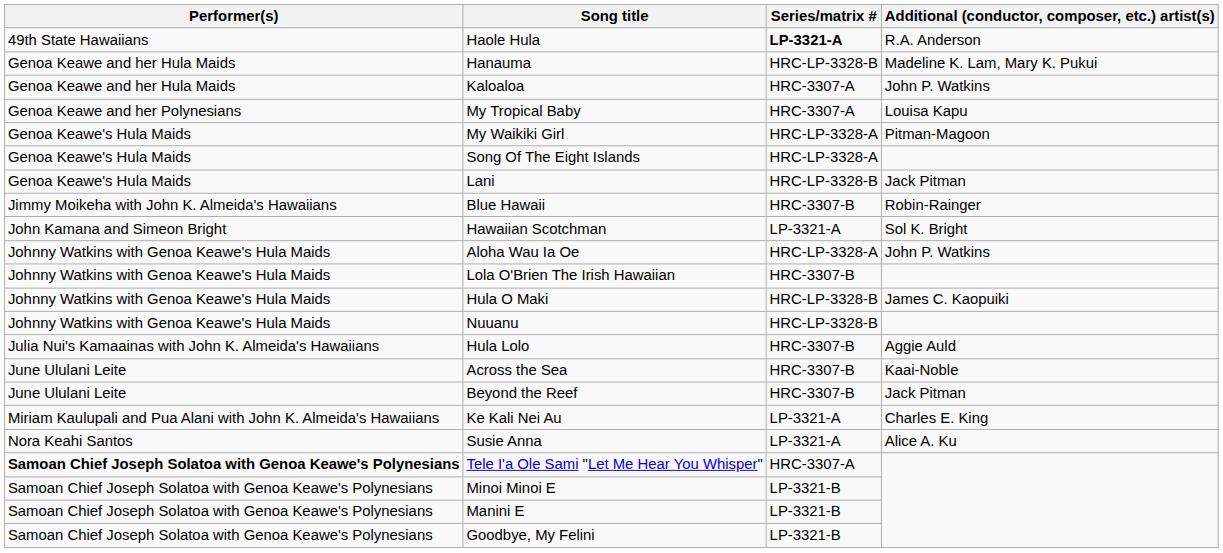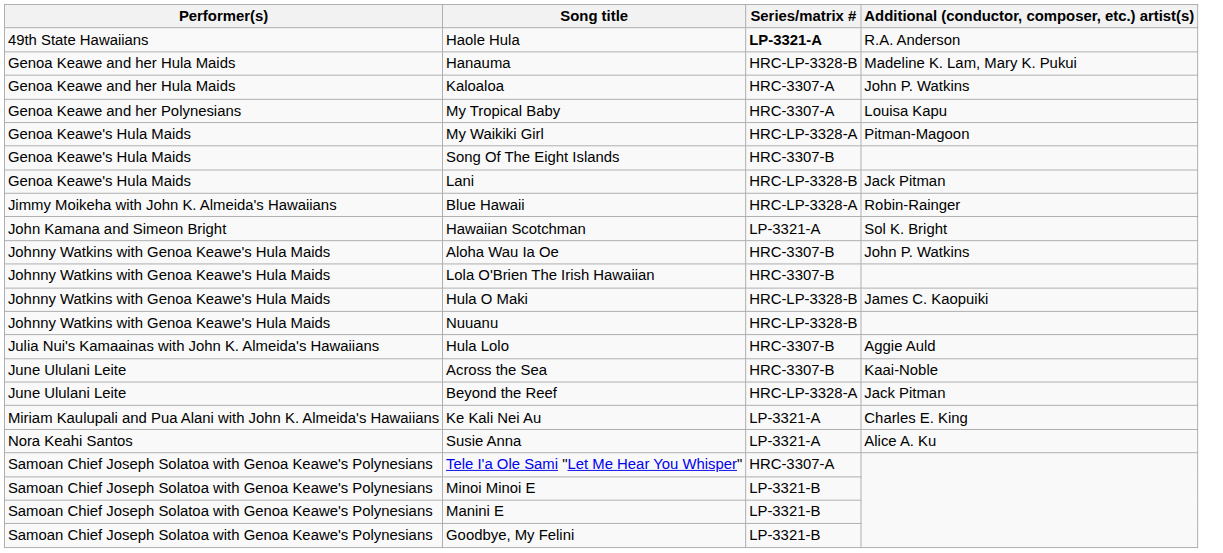(824, 157) HRC-LP-3328-A -> (792, 157) HRC-3307-B
(812, 205) HRC-3307-B -> (803, 205) HRC-LP-3328-A
(824, 252) HRC-LP-3328-A -> (792, 252) HRC-3307-B
(812, 393) HRC-3307-B -> (803, 393) HRC-LP-3328-A
(234, 464) bold -> (220, 464) normal
